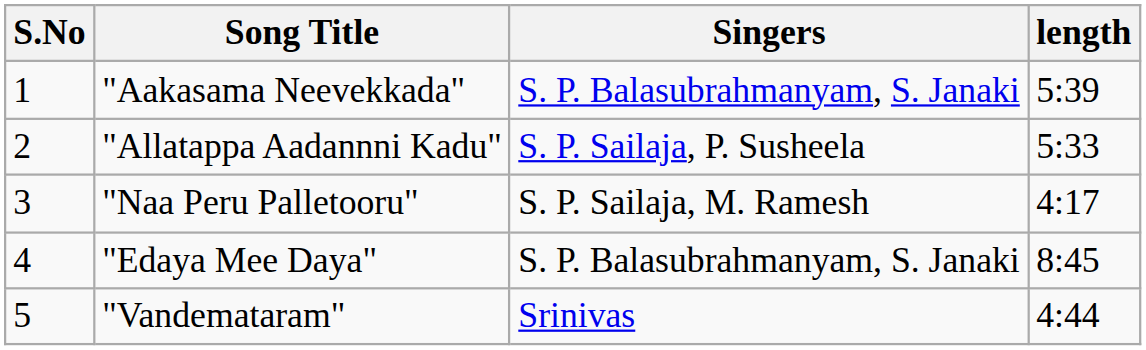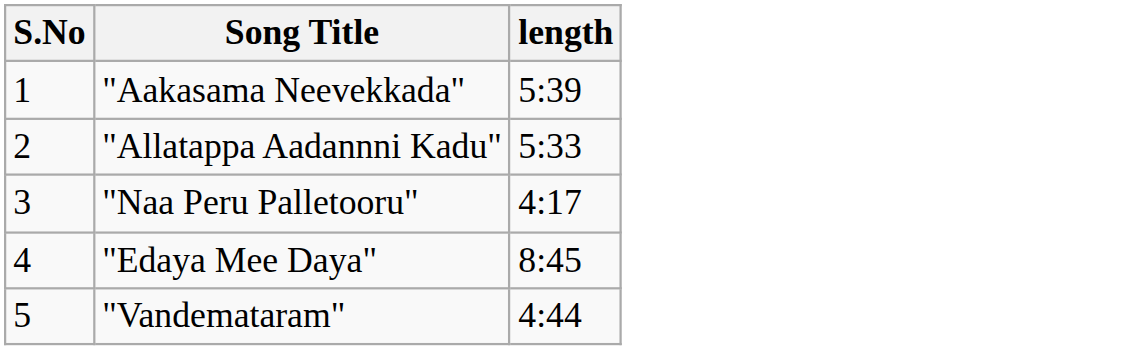- column: (769, 32)
